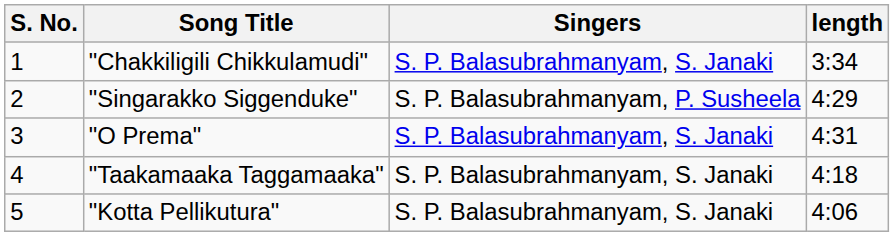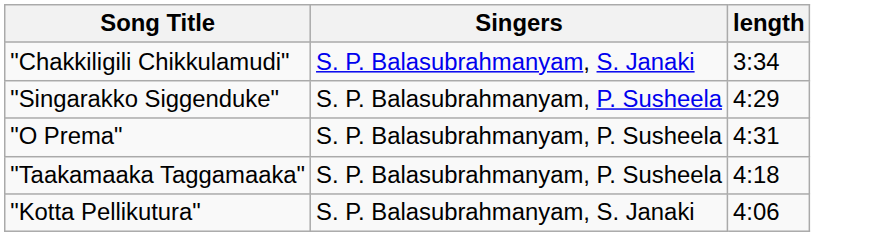- column: (44, 23)
(584, 136) S. P. Balasubrahmanyam, S. Janaki -> (519, 136) S. P. Balasubrahmanyam, P. Susheela
(584, 174) S. P. Balasubrahmanyam, S. Janaki -> (519, 174) S. P. Balasubrahmanyam, P. Susheela
